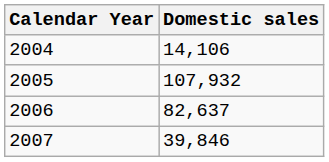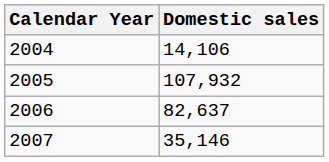(196, 141) 39,846 -> (196, 141) 35,146
